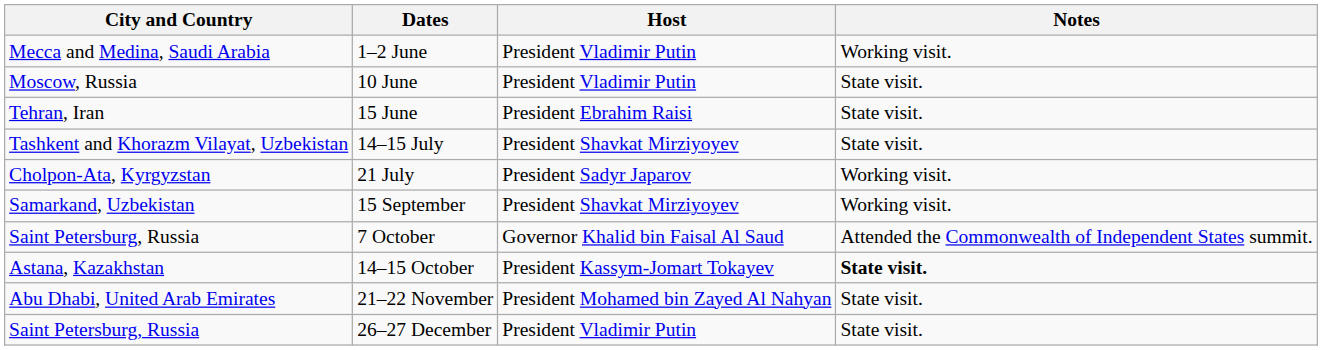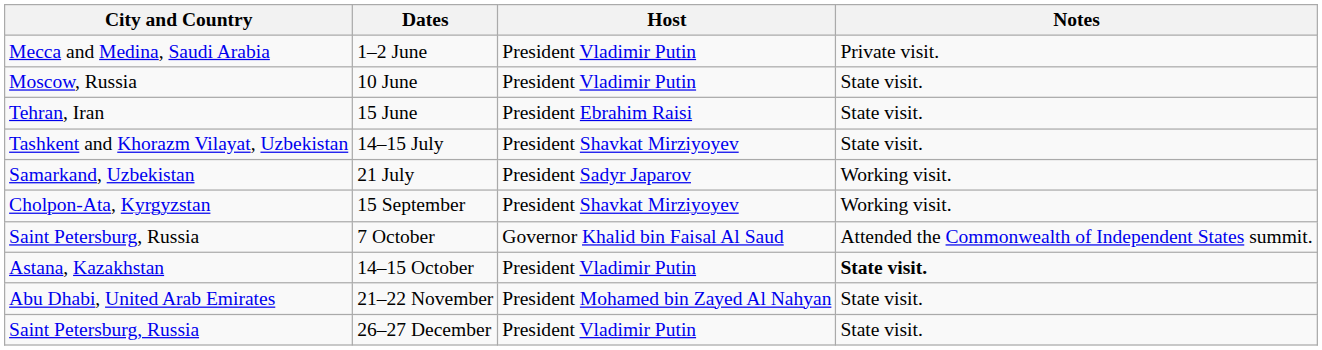(896, 50) Working visit. -> (890, 50) Private visit.
(110, 174) Cholpon-Ata, Kyrgyzstan -> (102, 174) Samarkand, Uzbekistan
(102, 205) Samarkand, Uzbekistan -> (110, 205) Cholpon-Ata, Kyrgyzstan
(638, 267) President Kassym-Jomart Tokayev -> (599, 267) President Vladimir Putin
